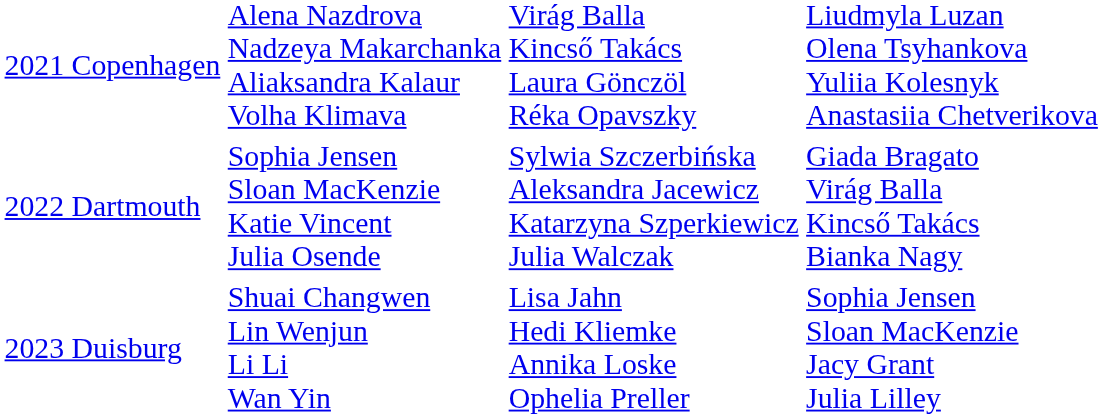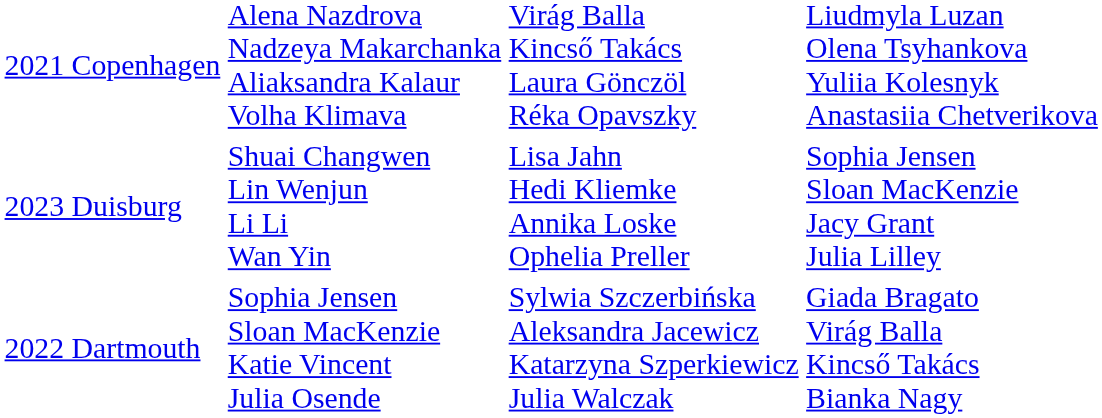rows swapped: (103, 206) <-> (93, 347)
